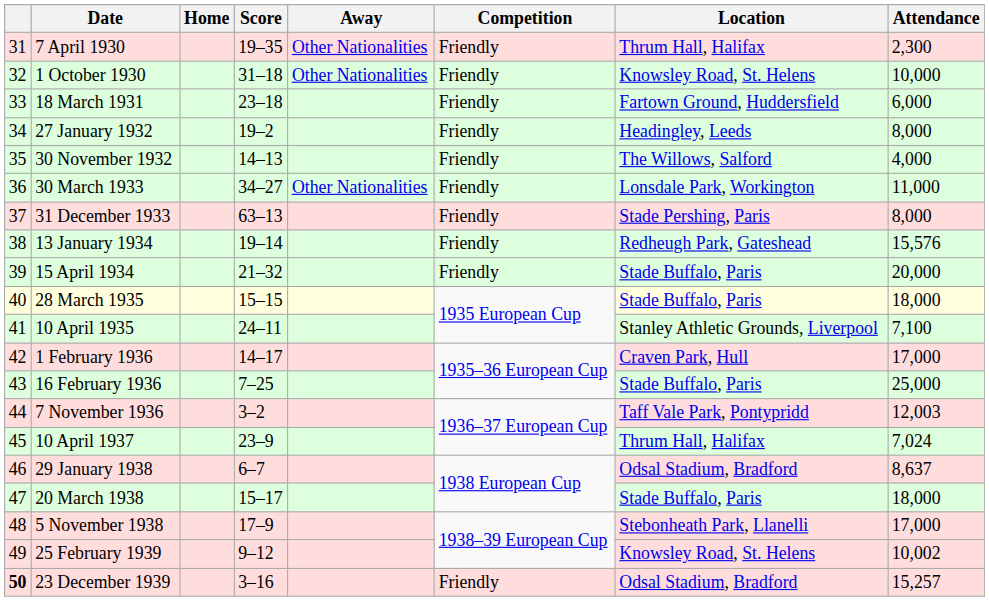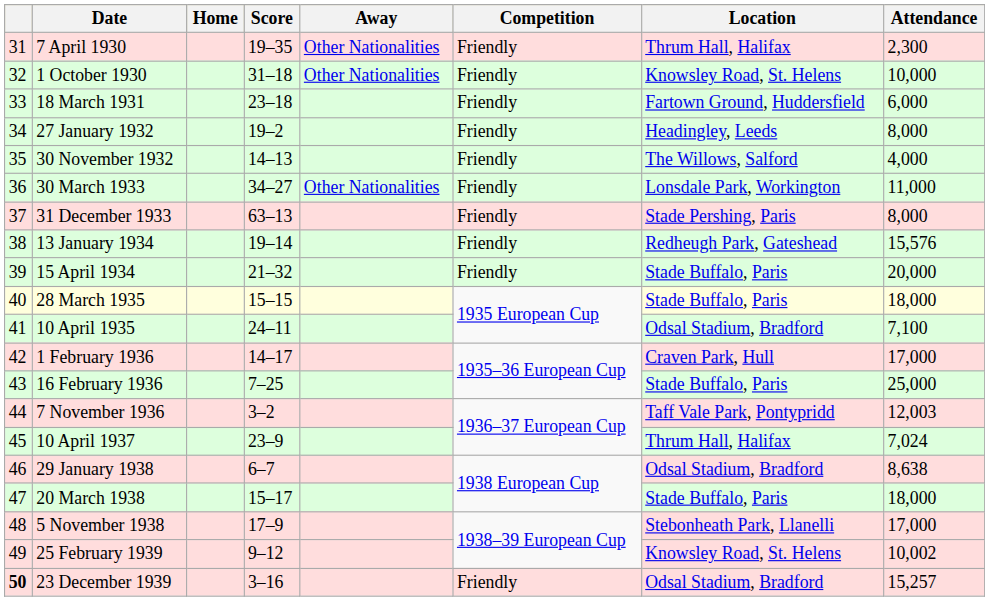(749, 328) Stanley Athletic Grounds, Liverpool -> (734, 328) Odsal Stadium, Bradford
(912, 469) 8,637 -> (908, 469) 8,638
